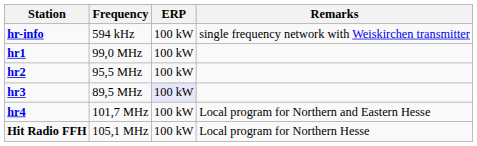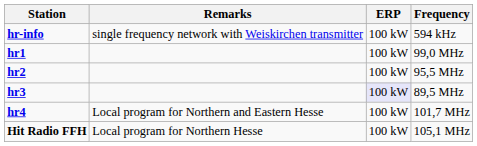columns swapped: (120, 14) <-> (335, 14)
